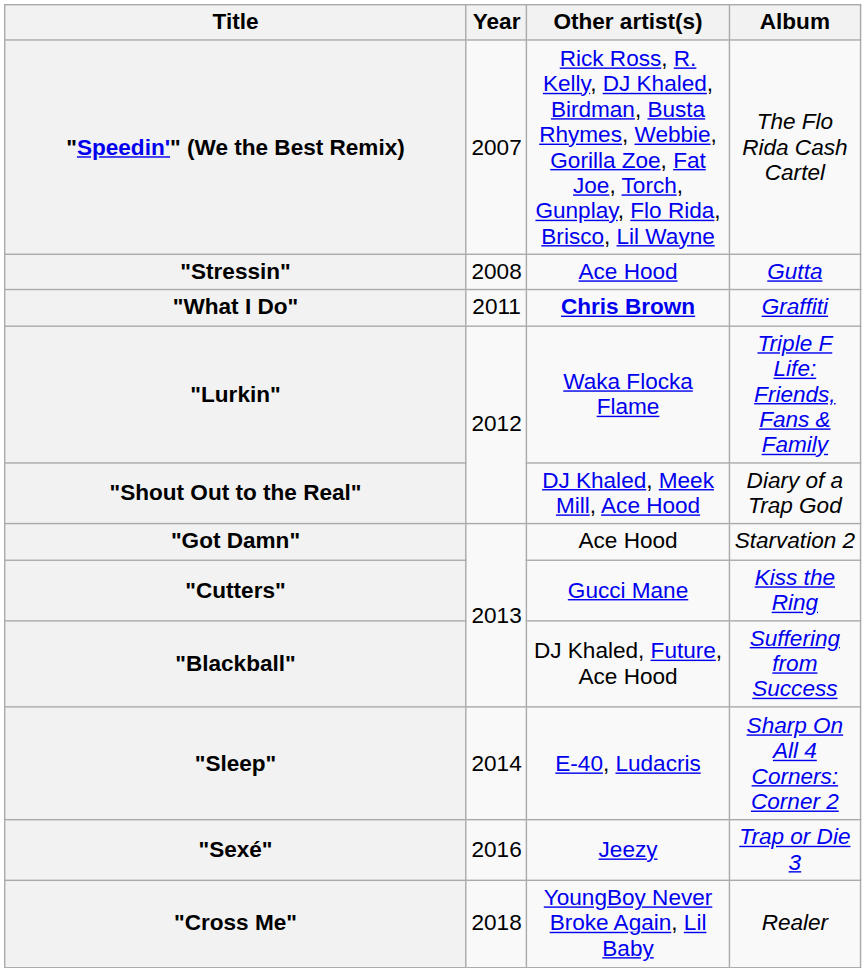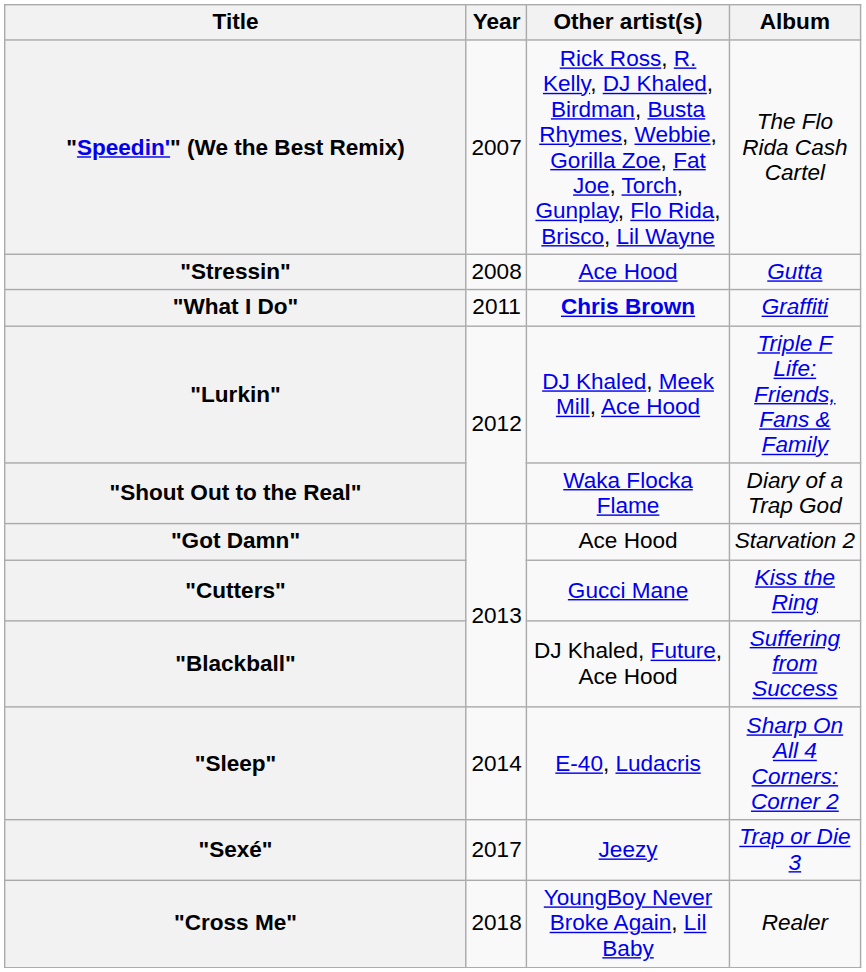(628, 393) Waka Flocka Flame -> (628, 393) DJ Khaled, Meek Mill, Ace Hood
(628, 493) DJ Khaled, Meek Mill, Ace Hood -> (628, 493) Waka Flocka Flame
(497, 849) 2016 -> (497, 849) 2017
